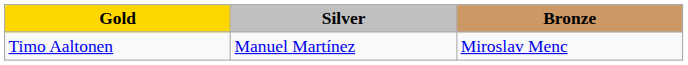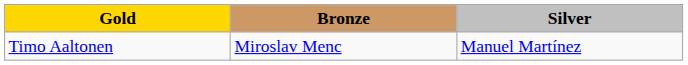columns swapped: (344, 18) <-> (570, 18)
